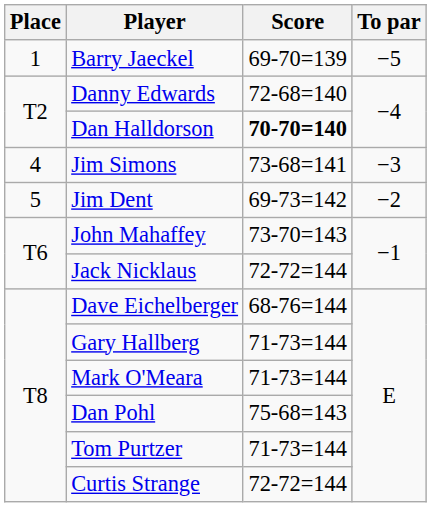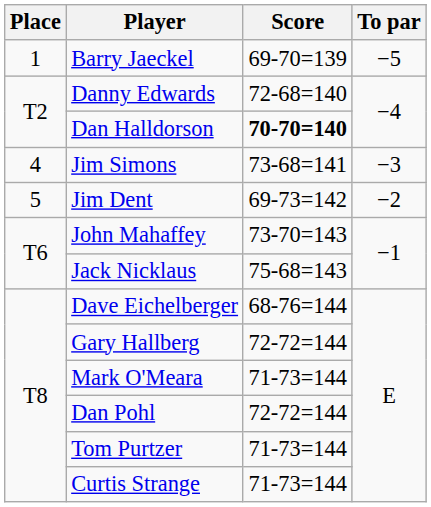(298, 270) 72-72=144 -> (298, 270) 75-68=143
(298, 341) 71-73=144 -> (298, 341) 72-72=144
(298, 413) 75-68=143 -> (298, 413) 72-72=144
(298, 484) 72-72=144 -> (298, 484) 71-73=144
